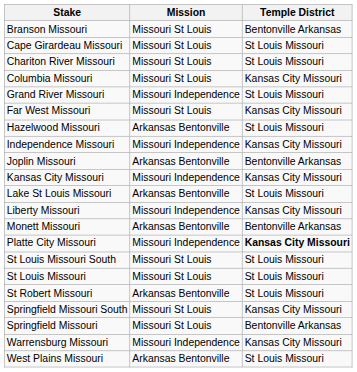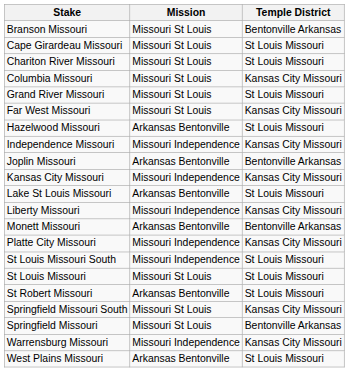(186, 95) Missouri Independence -> (172, 95) Missouri St Louis
(297, 243) bold -> (293, 243) normal
(172, 260) Missouri St Louis -> (186, 260) Missouri Independence
